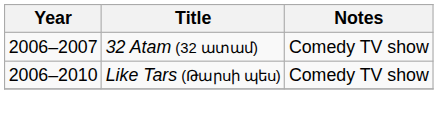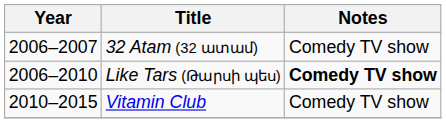(359, 74) normal -> (363, 74) bold
+ row: (156, 103)
